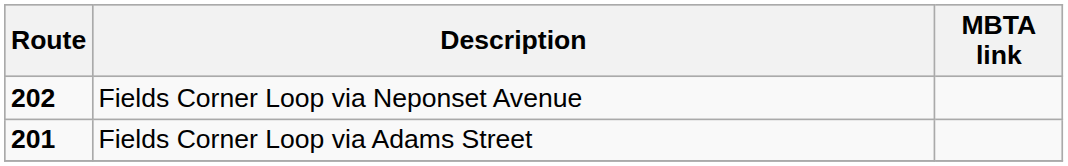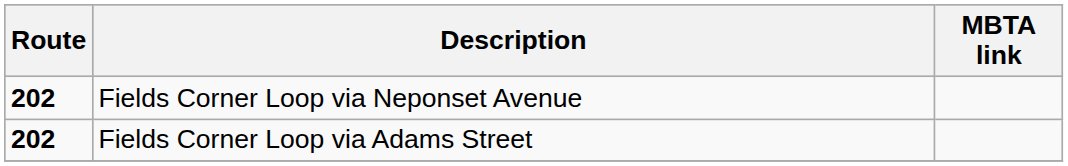(33, 139) 201 -> (33, 139) 202
